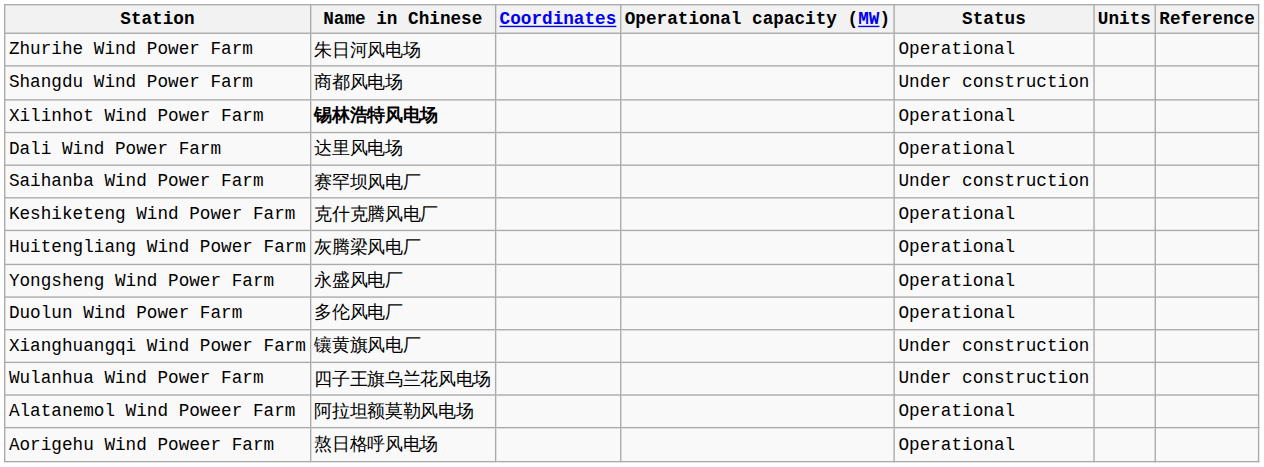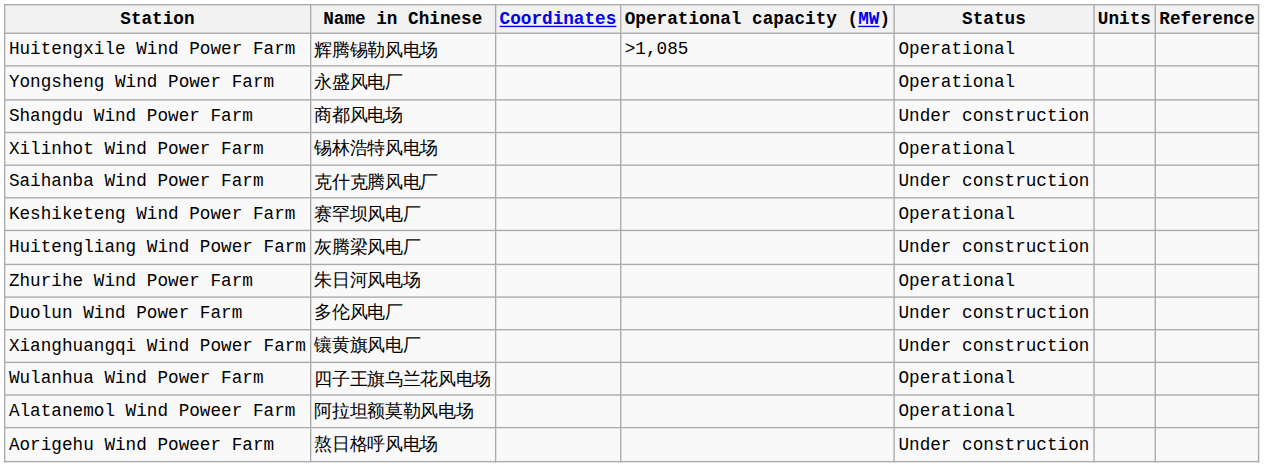+ row: (152, 50)
rows swapped: (131, 50) <-> (142, 280)
(376, 116) bold -> (376, 149) normal
- row: (115, 149)
(367, 182) 赛罕坝风电厂 -> (376, 182) 克什克腾风电厂
(376, 215) 克什克腾风电厂 -> (367, 215) 赛罕坝风电厂
(957, 247) Operational -> (994, 247) Under construction
(957, 313) Operational -> (994, 313) Under construction
(994, 379) Under construction -> (957, 379) Operational
(957, 445) Operational -> (994, 445) Under construction
